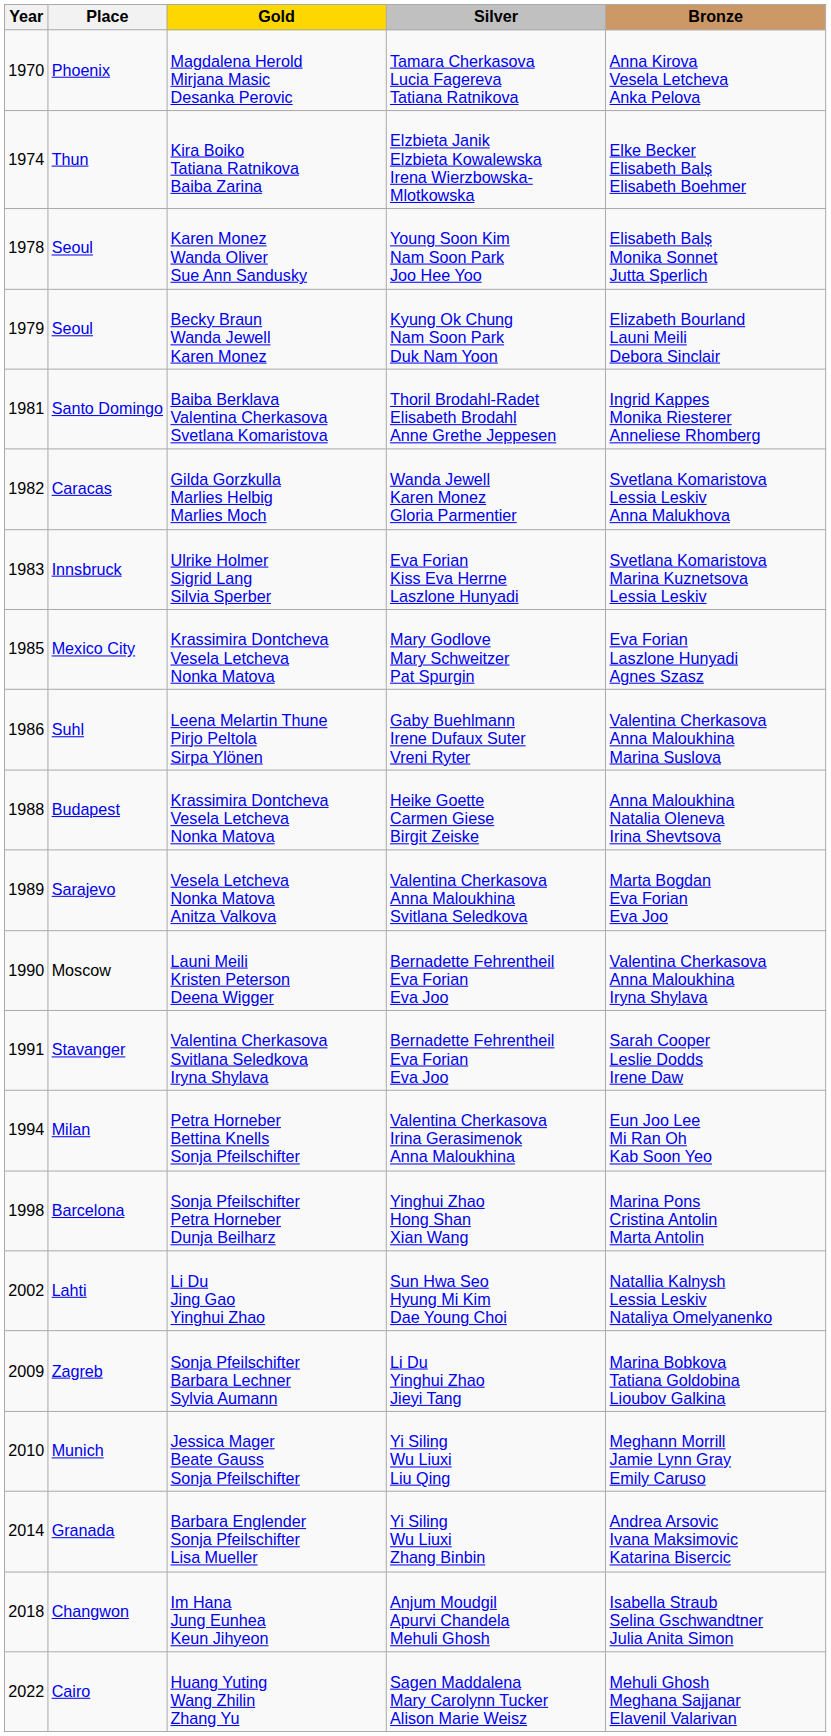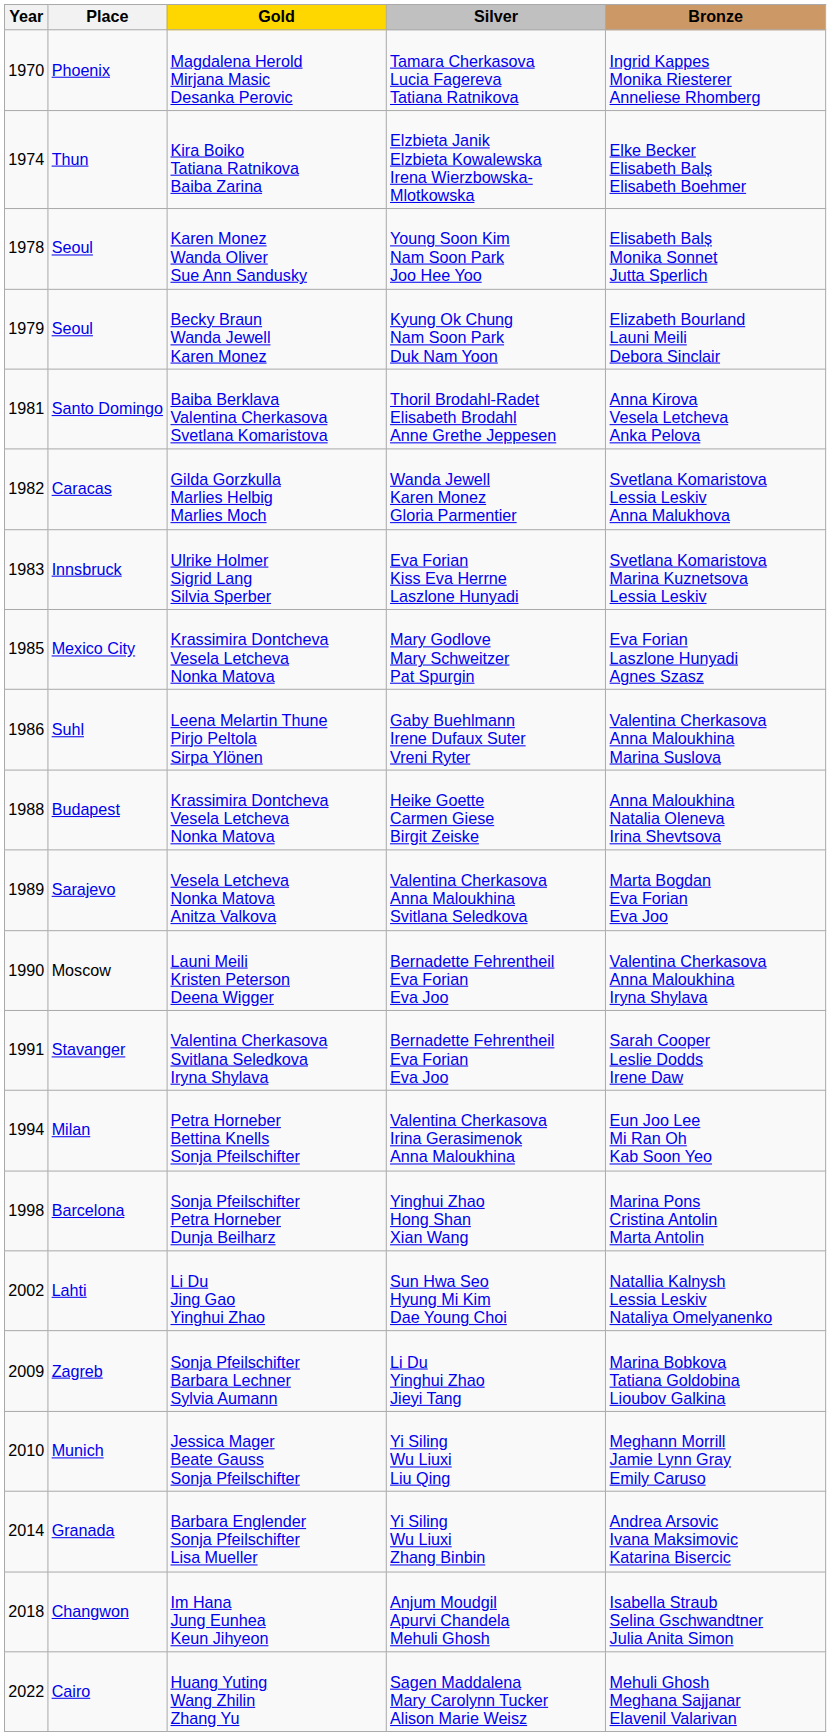(669, 79) Anna Kirova Vesela Letcheva Anka Pelova -> (685, 79) Ingrid Kappes Monika Riesterer Anneliese Rhomberg
(685, 418) Ingrid Kappes Monika Riesterer Anneliese Rhomberg -> (669, 418) Anna Kirova Vesela Letcheva Anka Pelova
